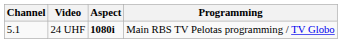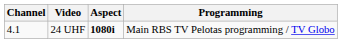(14, 30) 5.1 -> (14, 30) 4.1
